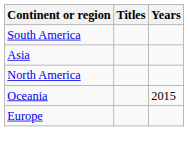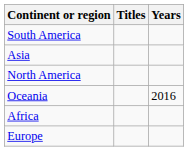(164, 96) 2015 -> (164, 96) 2016
+ row: (23, 116)
